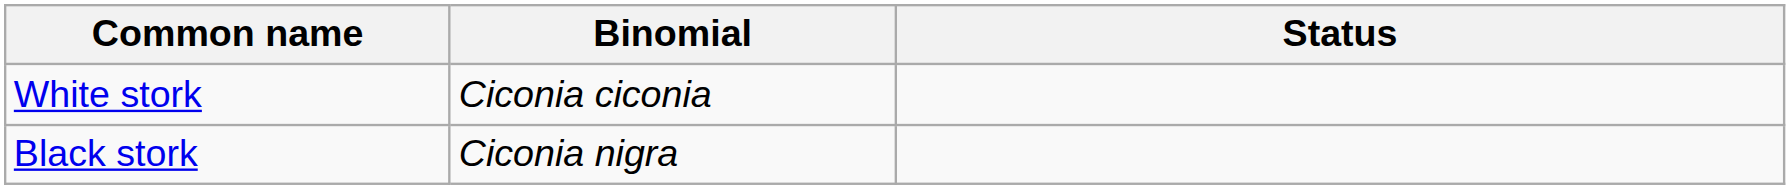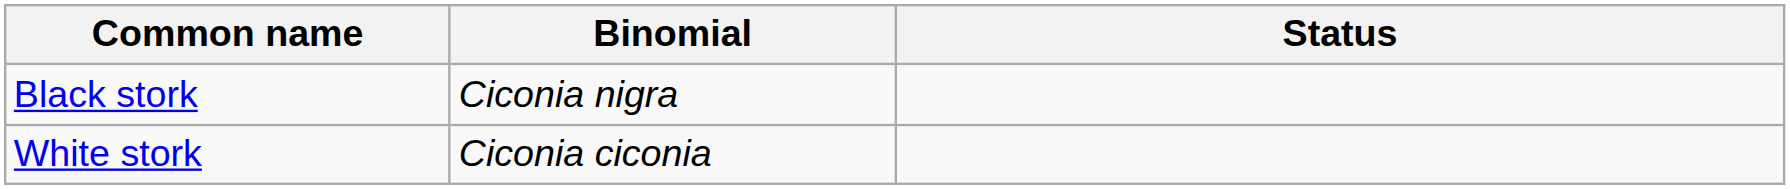rows swapped: (106, 153) <-> (108, 93)
